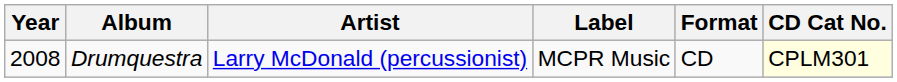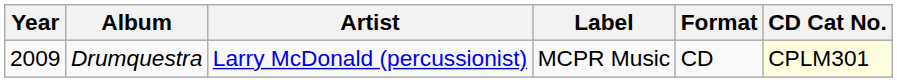(35, 58) 2008 -> (35, 58) 2009
